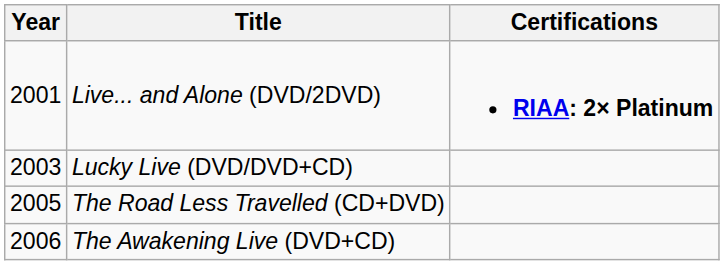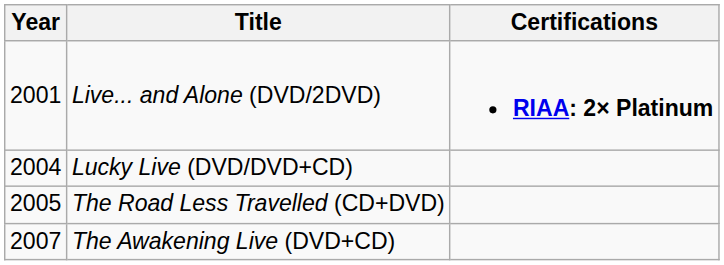(36, 167) 2003 -> (36, 167) 2004
(36, 240) 2006 -> (36, 240) 2007
